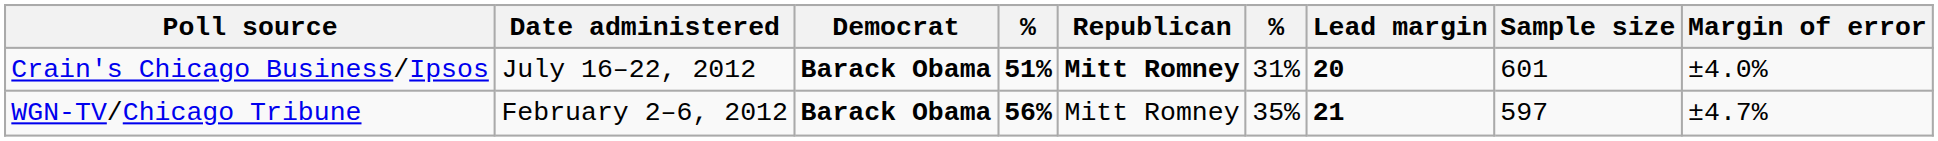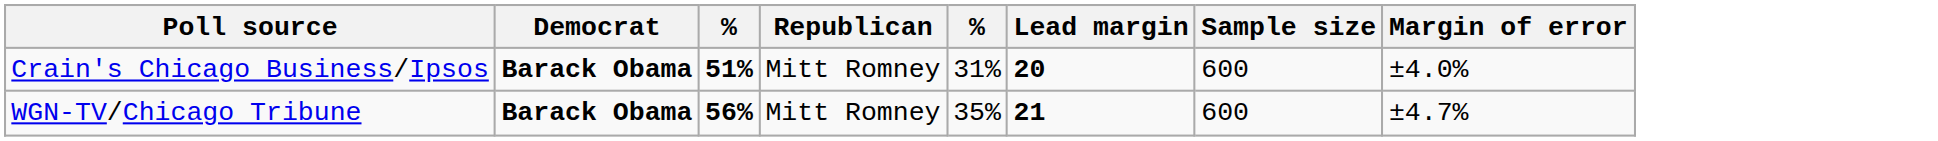- column: (645, 27)
(1152, 70) bold -> (853, 70) normal
(1524, 70) 601 -> (1225, 70) 600
(1524, 113) 597 -> (1225, 113) 600
